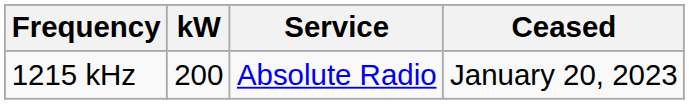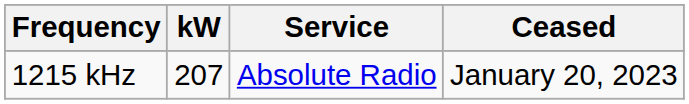(199, 74) 200 -> (199, 74) 207
